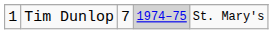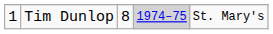(126, 17) 7 -> (126, 17) 8
